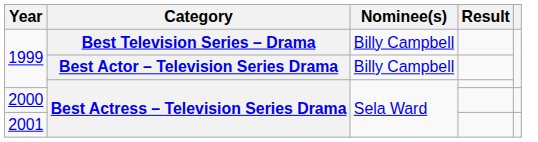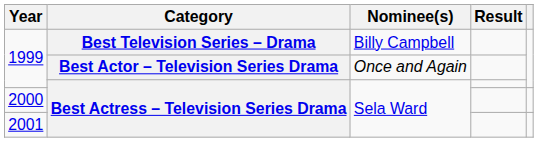(404, 67) Billy Campbell -> (410, 67) Once and Again
